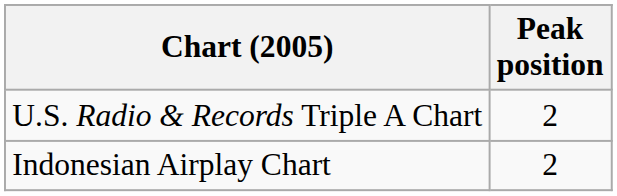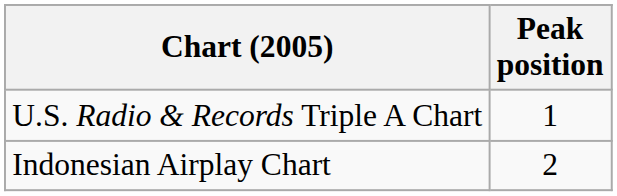(550, 114) 2 -> (550, 114) 1
